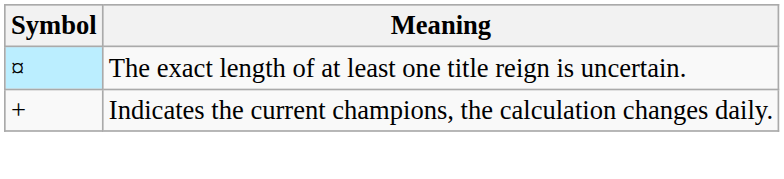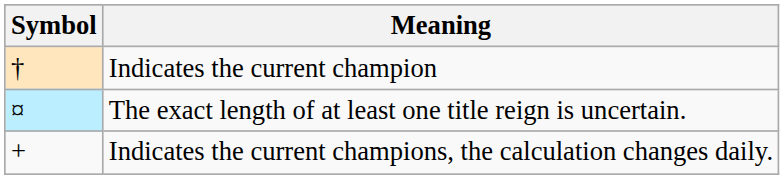+ row: (273, 67)
